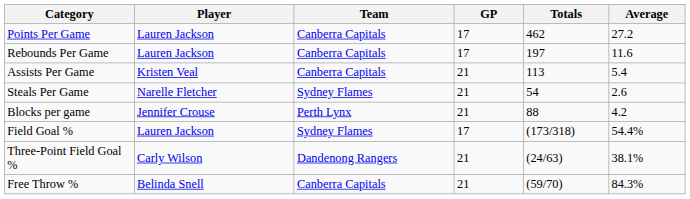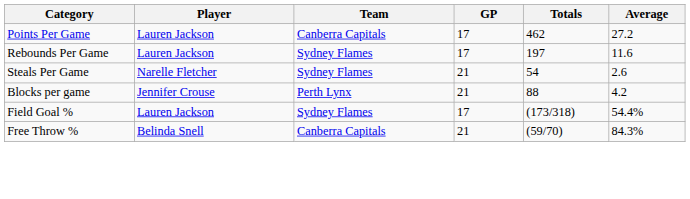(341, 53) Canberra Capitals -> (335, 53) Sydney Flames
- row: (51, 72)
- row: (64, 157)
